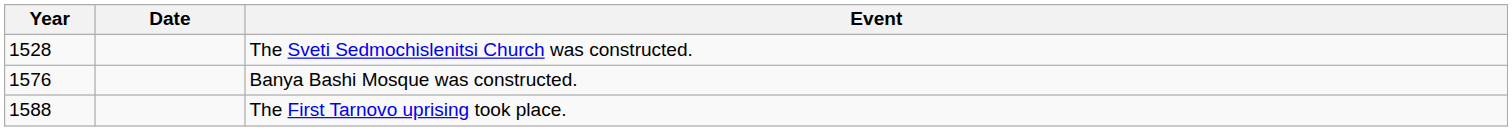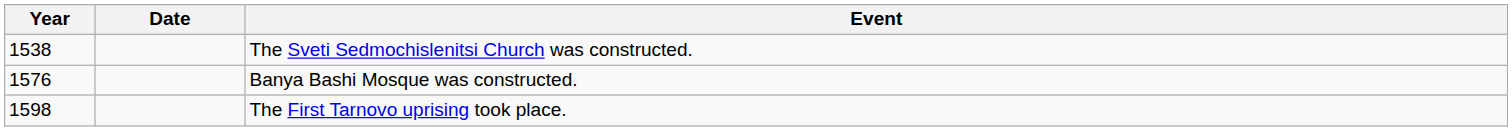(30, 49) 1528 -> (30, 49) 1538
(30, 110) 1588 -> (30, 110) 1598
